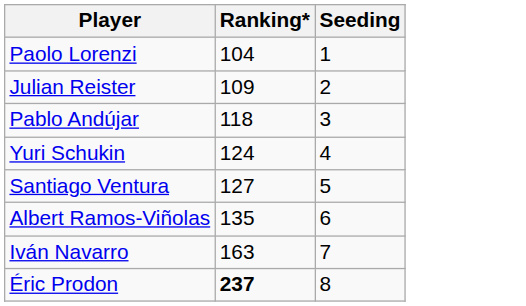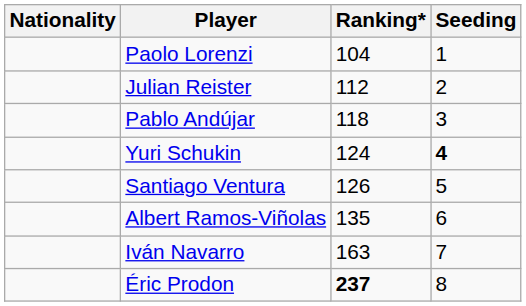+ column: (63, 20)
(237, 86) 109 -> (352, 86) 112
(325, 152) normal -> (441, 152) bold
(237, 185) 127 -> (353, 185) 126
